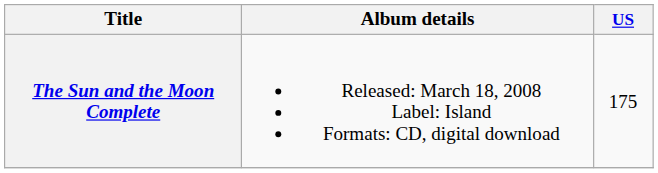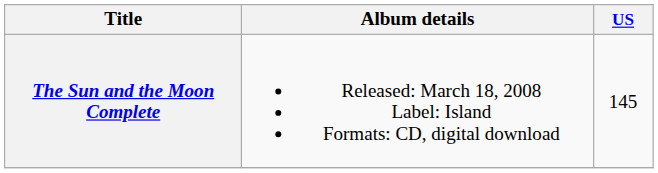(623, 100) 175 -> (623, 100) 145
